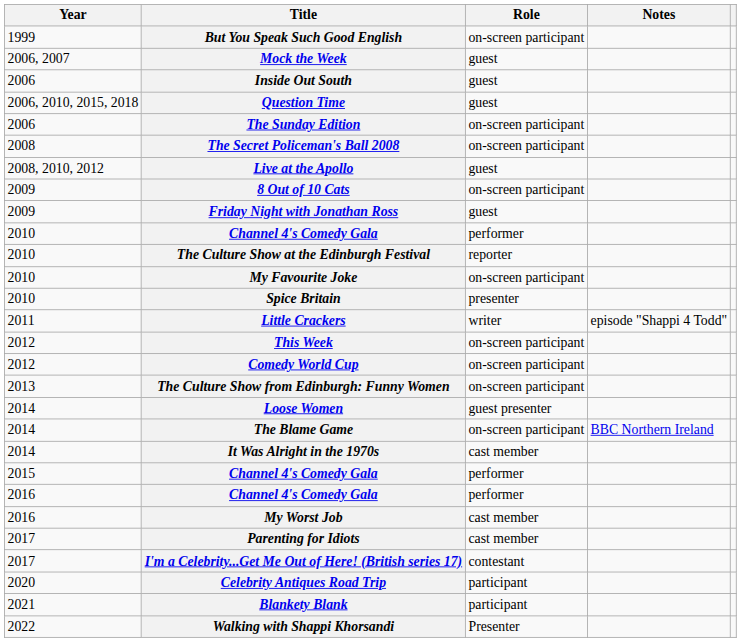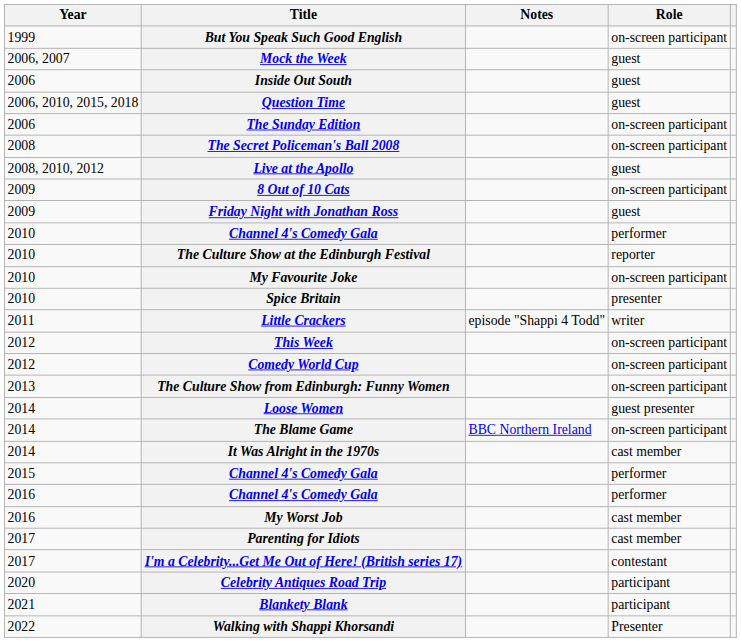columns swapped: (526, 15) <-> (659, 15)
